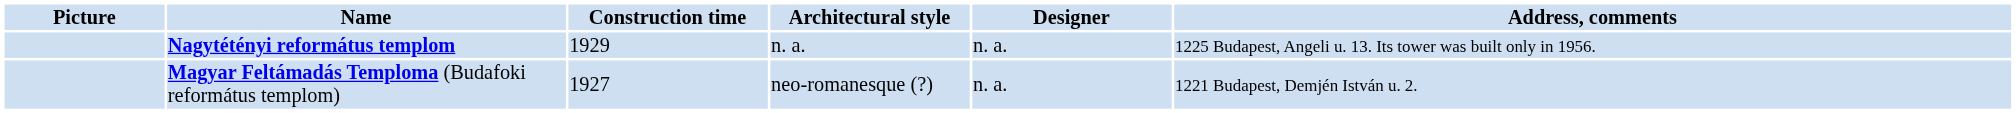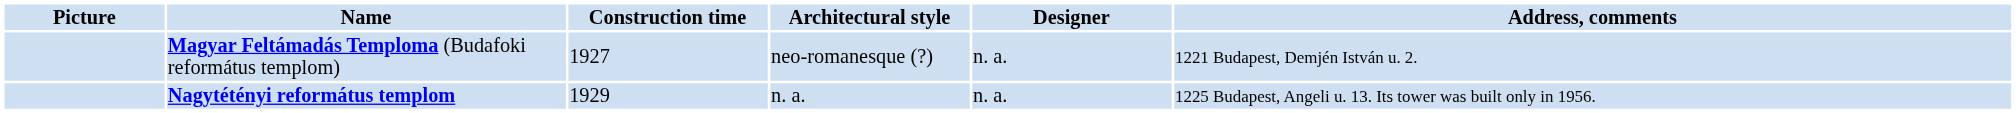rows swapped: (347, 84) <-> (312, 45)
